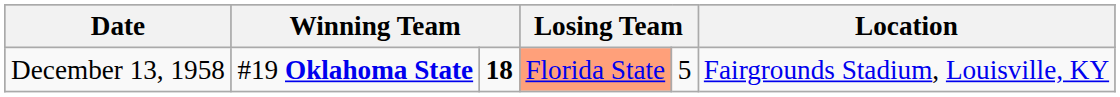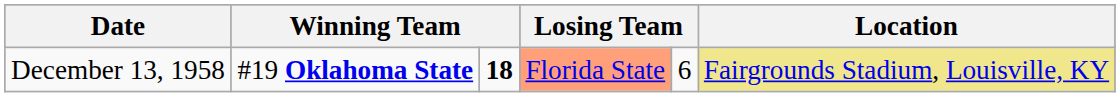(685, 69) 5 -> (685, 69) 6
(906, 69) no background -> (906, 69) khaki background
